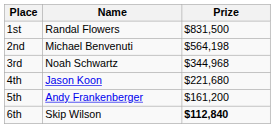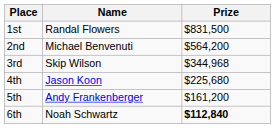(207, 47) $564,198 -> (207, 47) $564,200
(82, 64) Noah Schwartz -> (73, 64) Skip Wilson
(207, 81) $221,680 -> (207, 81) $225,680
(73, 115) Skip Wilson -> (82, 115) Noah Schwartz
